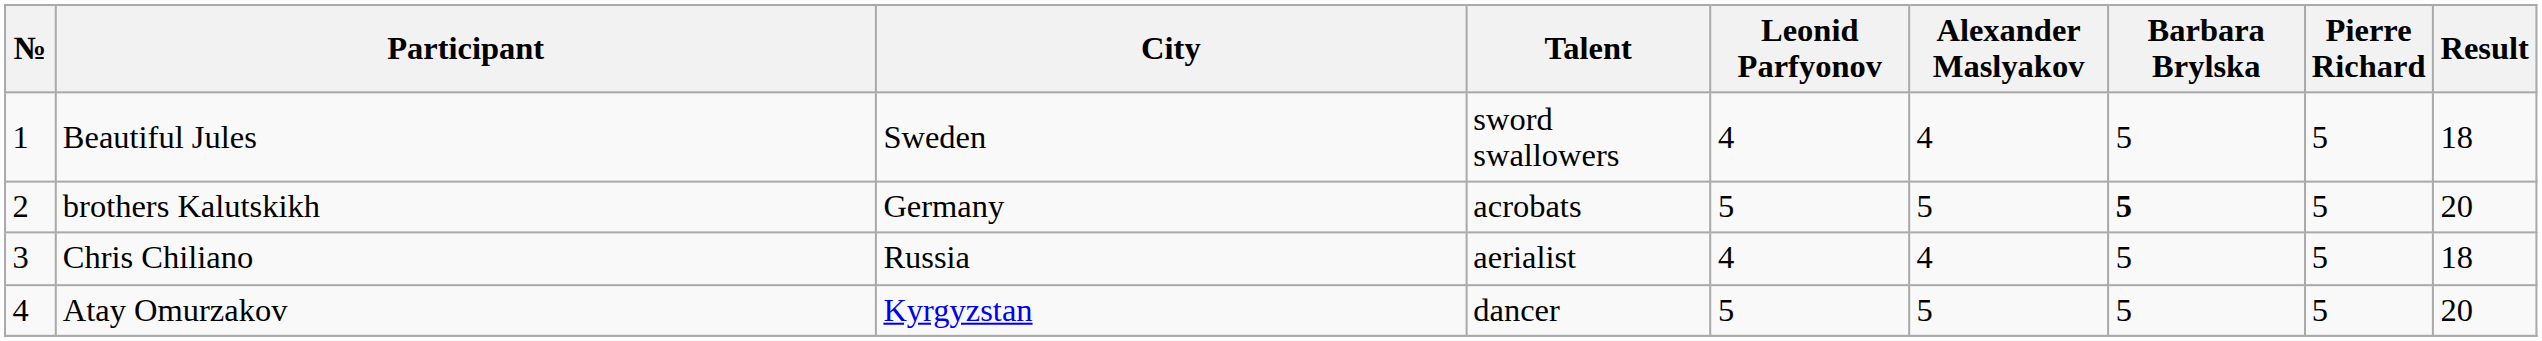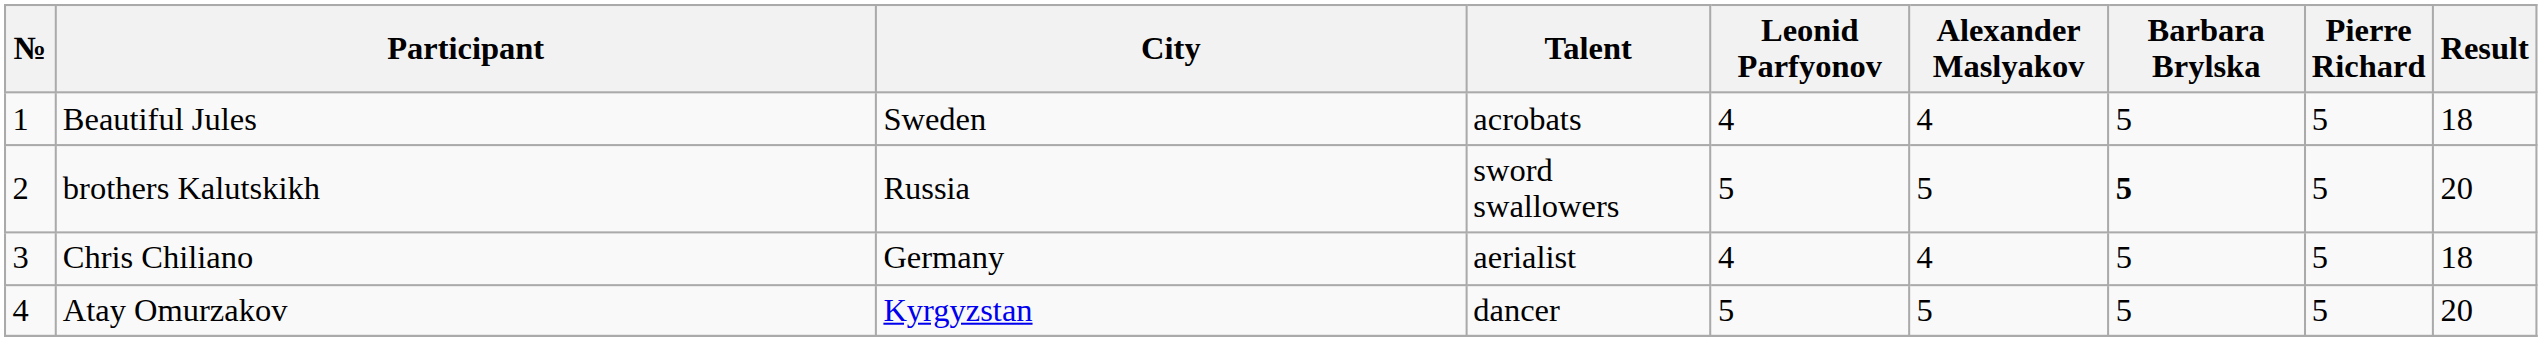(1546, 136) sword swallowers -> (1527, 118) acrobats
(944, 206) Germany -> (927, 188) Russia
(1527, 206) acrobats -> (1546, 188) sword swallowers
(927, 257) Russia -> (944, 257) Germany
